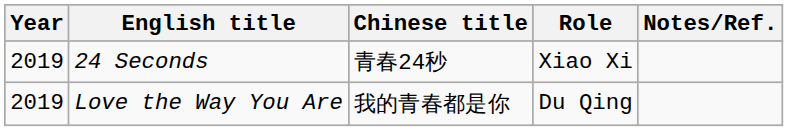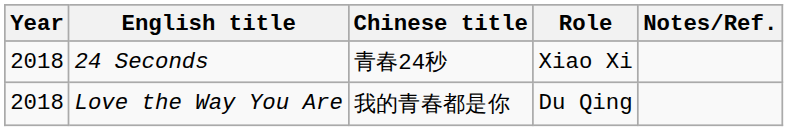(37, 62) 2019 -> (37, 62) 2018
(37, 104) 2019 -> (37, 104) 2018
